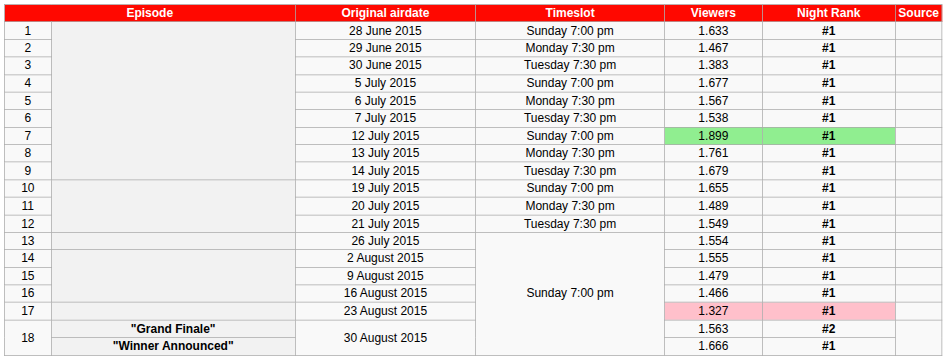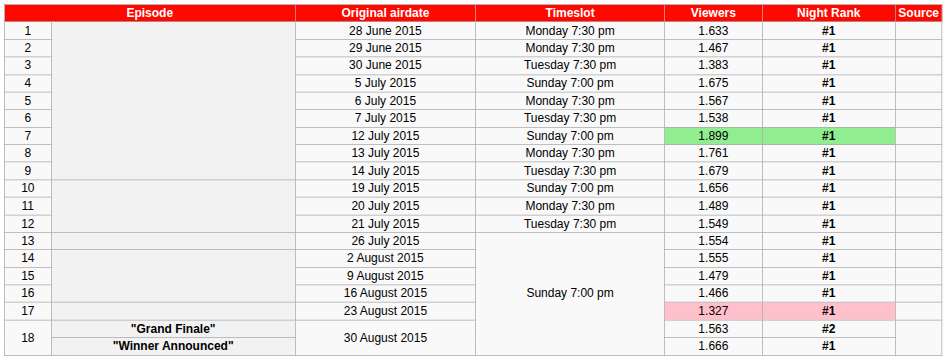(570, 30) Sunday 7:00 pm -> (570, 30) Monday 7:30 pm
(713, 83) 1.677 -> (713, 83) 1.675
(713, 188) 1.655 -> (713, 188) 1.656
